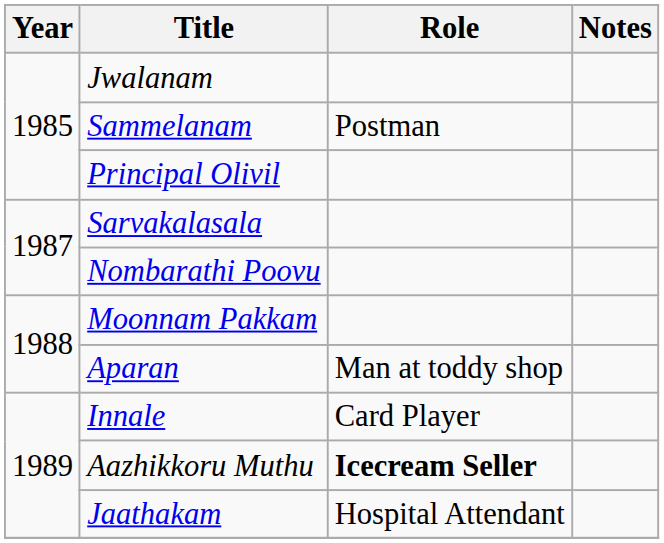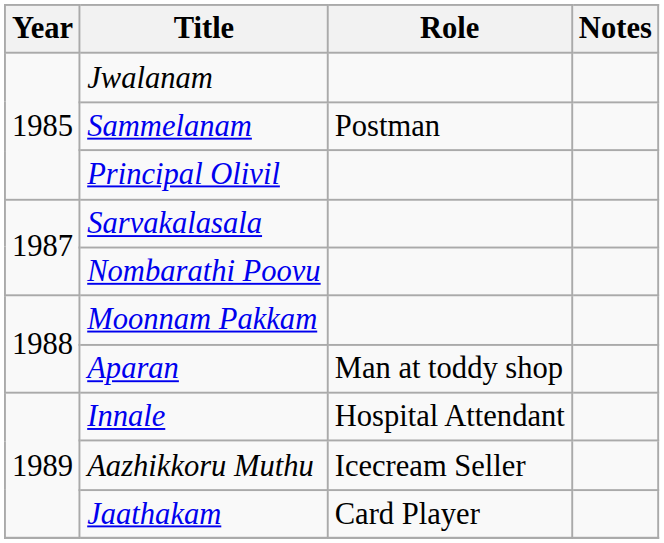(407, 416) Card Player -> (450, 416) Hospital Attendant
(436, 464) bold -> (430, 464) normal
(450, 513) Hospital Attendant -> (407, 513) Card Player
